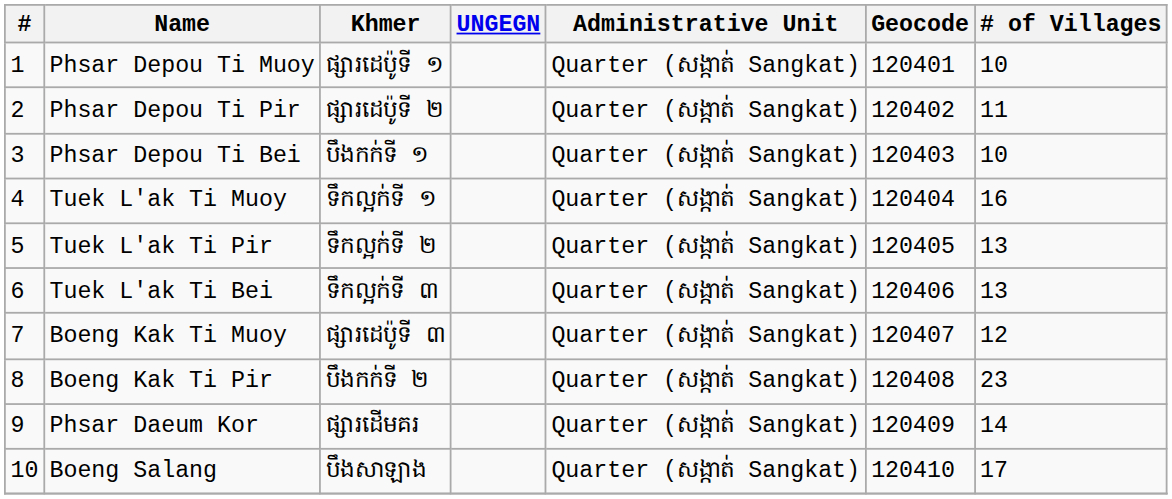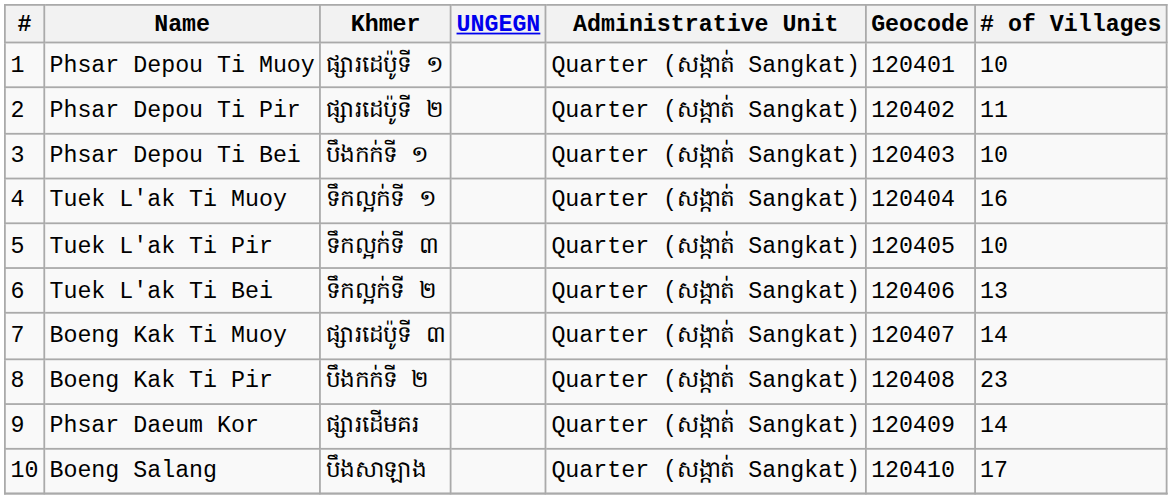(381, 246) ទឹកល្អក់ទី ២ -> (382, 246) ទឹកល្អក់ទី ៣
(994, 246) 13 -> (994, 246) 10
(382, 291) ទឹកល្អក់ទី ៣ -> (381, 291) ទឹកល្អក់ទី ២
(994, 336) 12 -> (994, 336) 14
